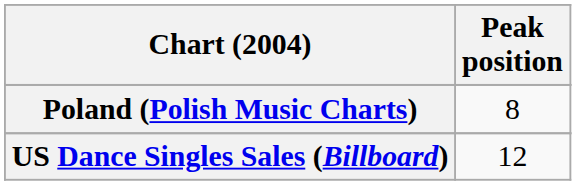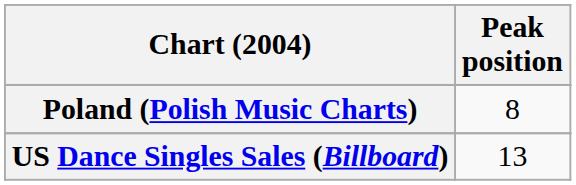(512, 155) 12 -> (512, 155) 13
